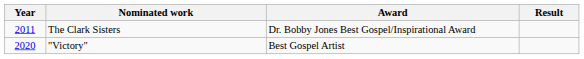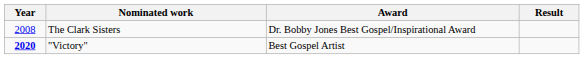(25, 29) 2011 -> (25, 29) 2008
(25, 45) normal -> (25, 45) bold
